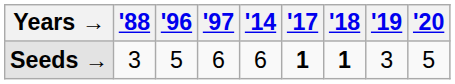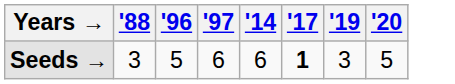- column: (345, 22)
